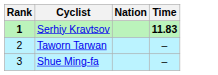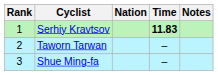+ column: (196, 12)
(19, 29) bold -> (19, 29) normal
